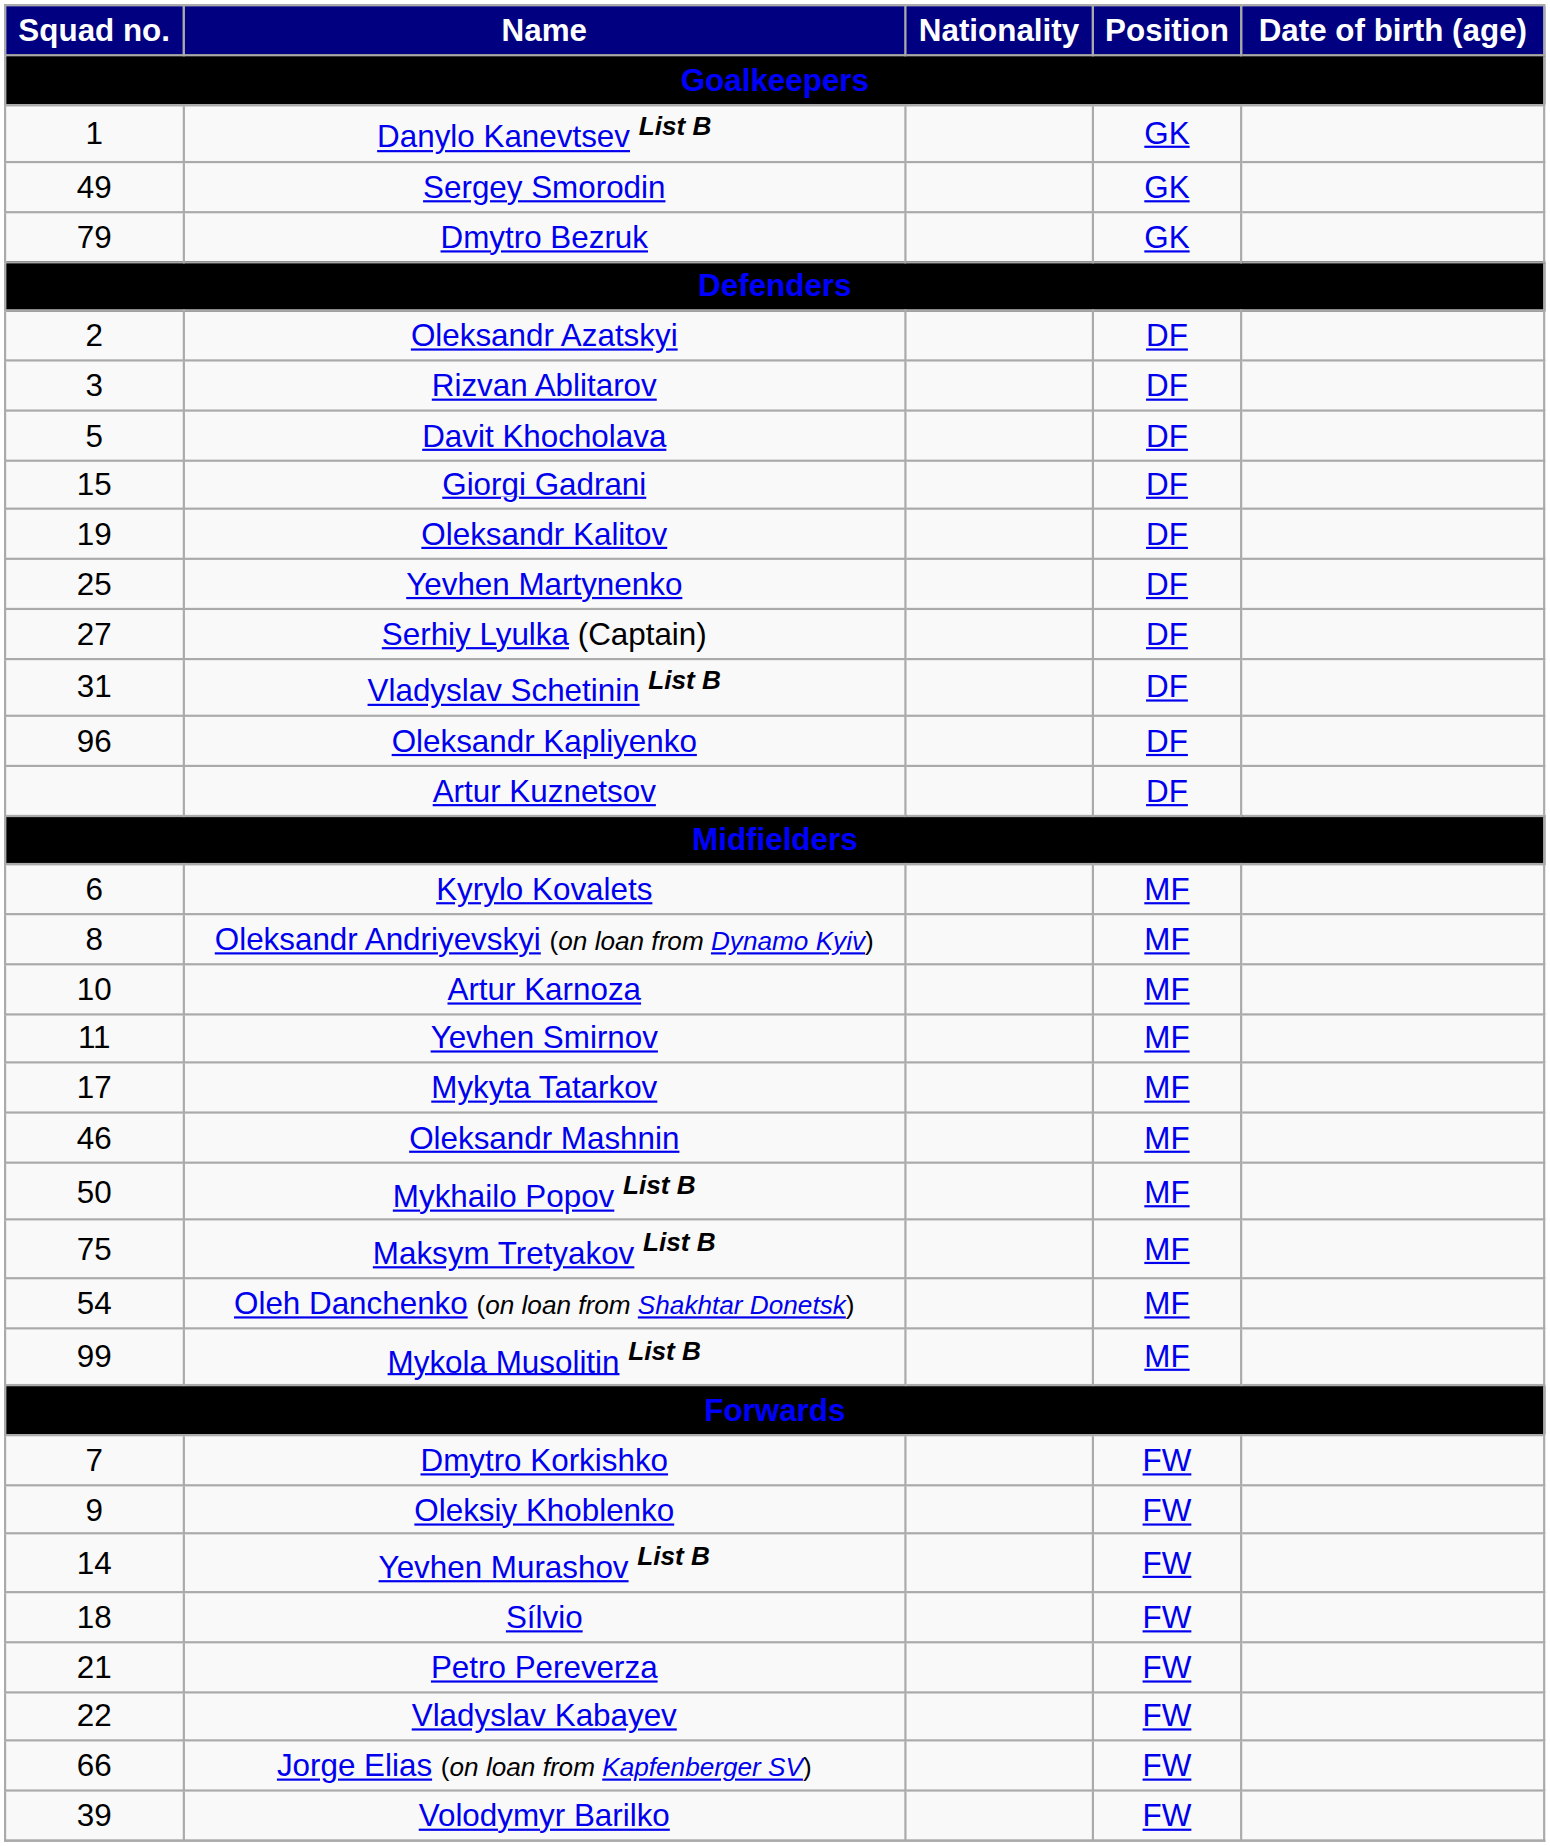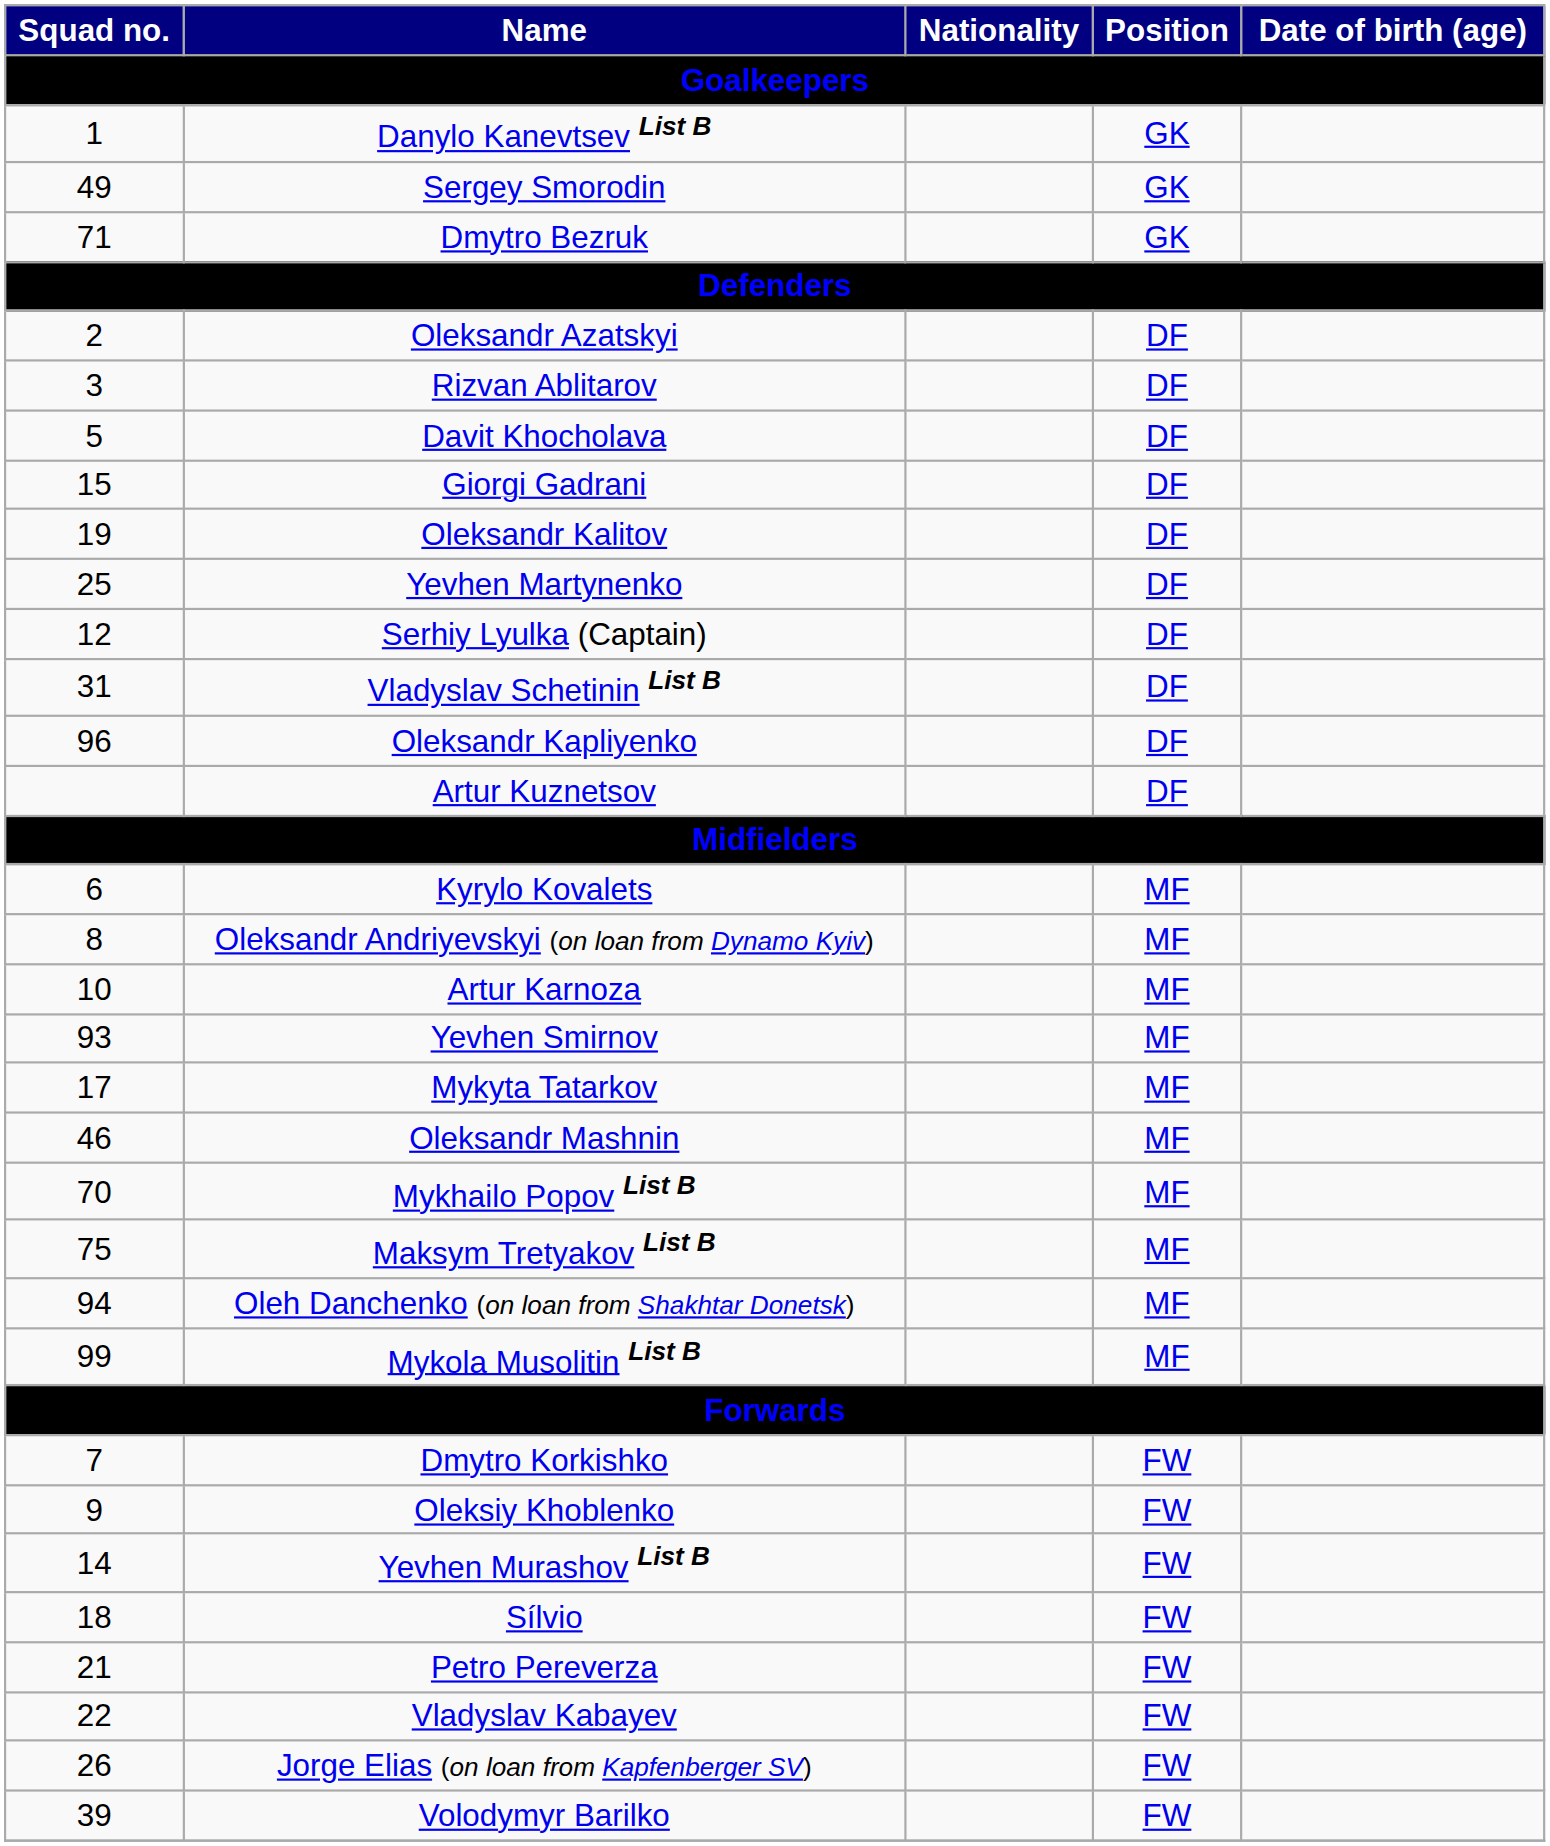(94, 237) 79 -> (94, 237) 71
(94, 634) 27 -> (94, 634) 12
(94, 1039) 11 -> (94, 1039) 93
(94, 1192) 50 -> (94, 1192) 70
(94, 1303) 54 -> (94, 1303) 94
(94, 1766) 66 -> (94, 1766) 26
